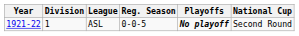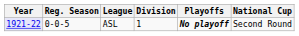columns swapped: (64, 11) <-> (149, 11)
(24, 24) no background -> (24, 24) lavender background
